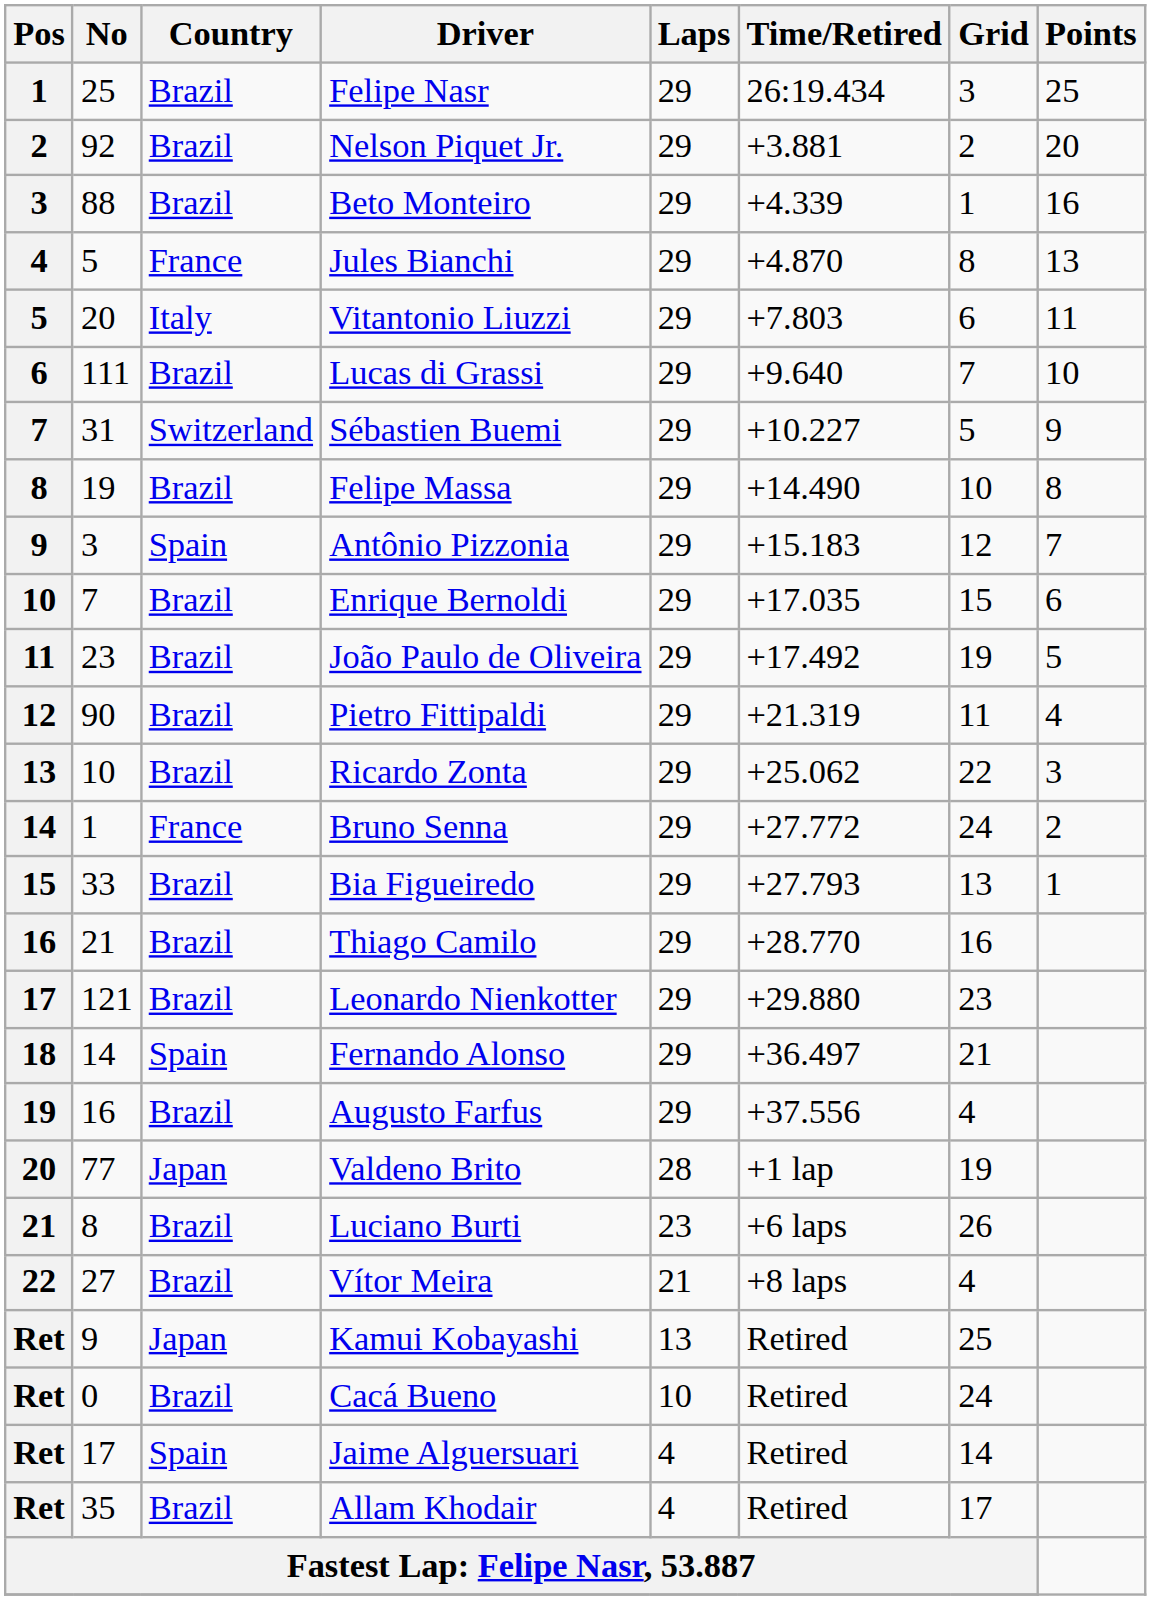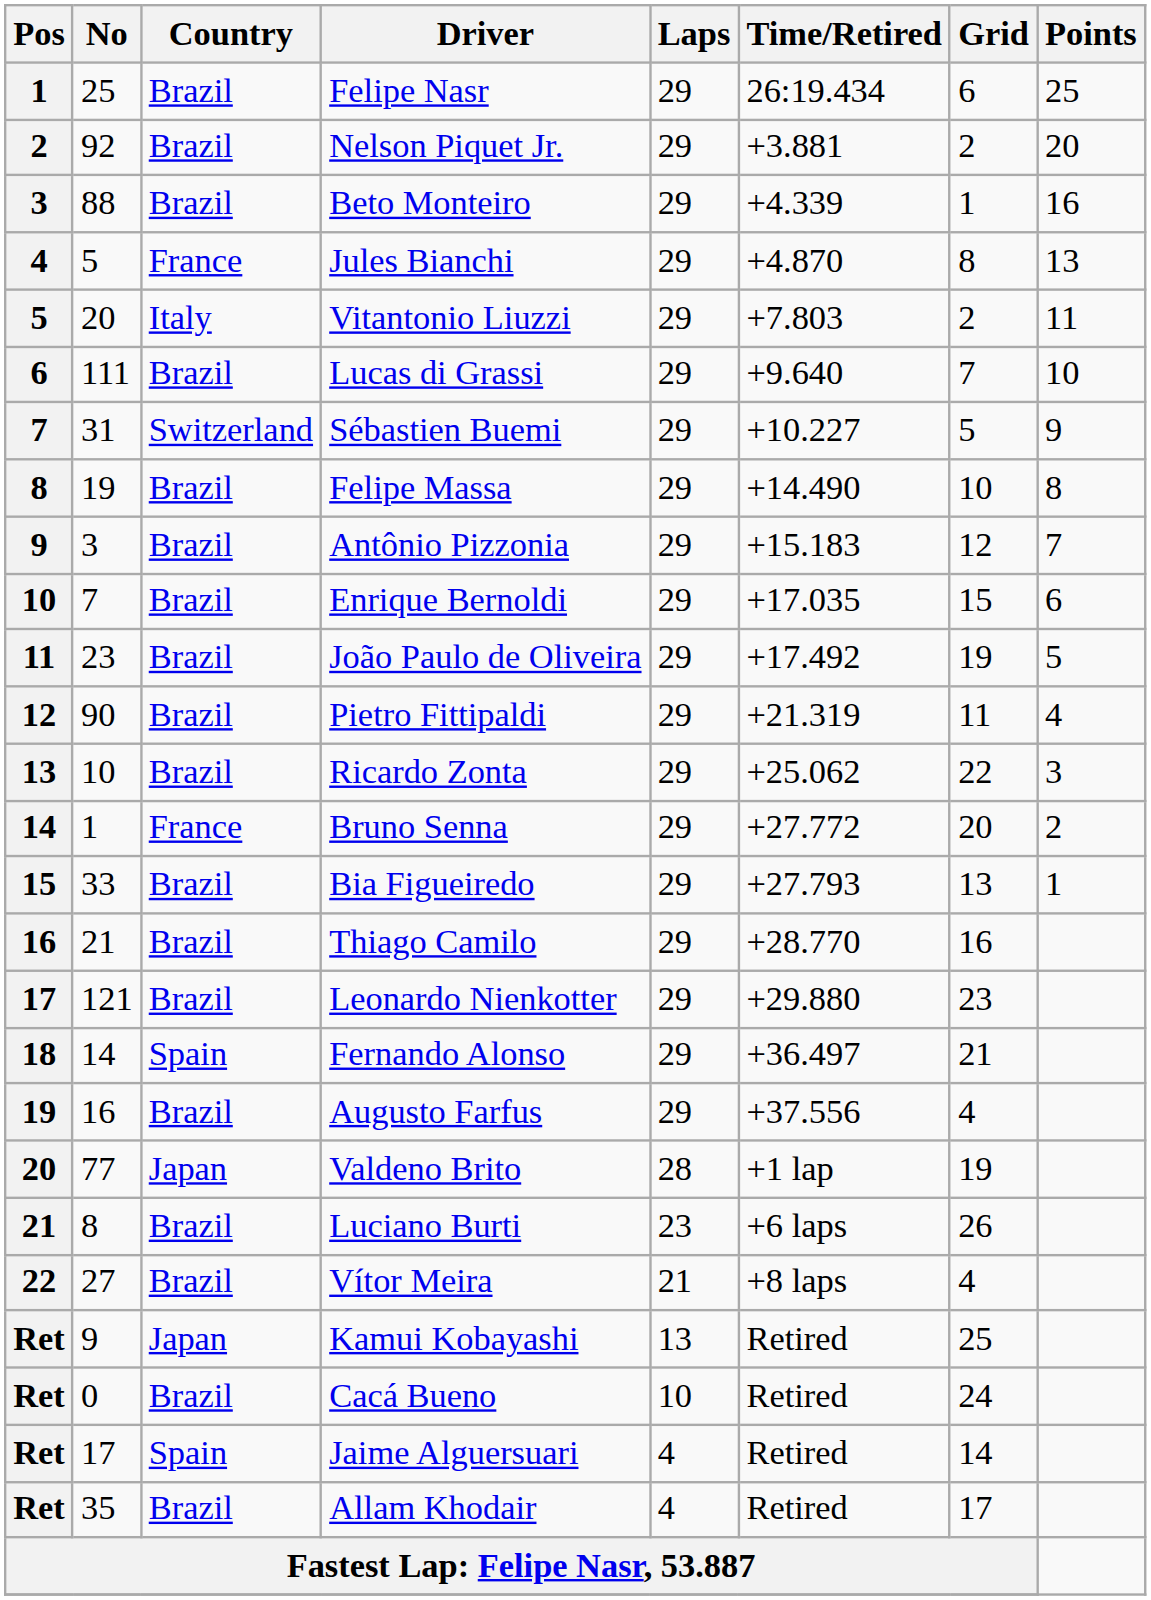(967, 90) 3 -> (967, 90) 6
(967, 317) 6 -> (967, 317) 2
(188, 544) Spain -> (191, 544) Brazil
(975, 827) 24 -> (975, 827) 20
